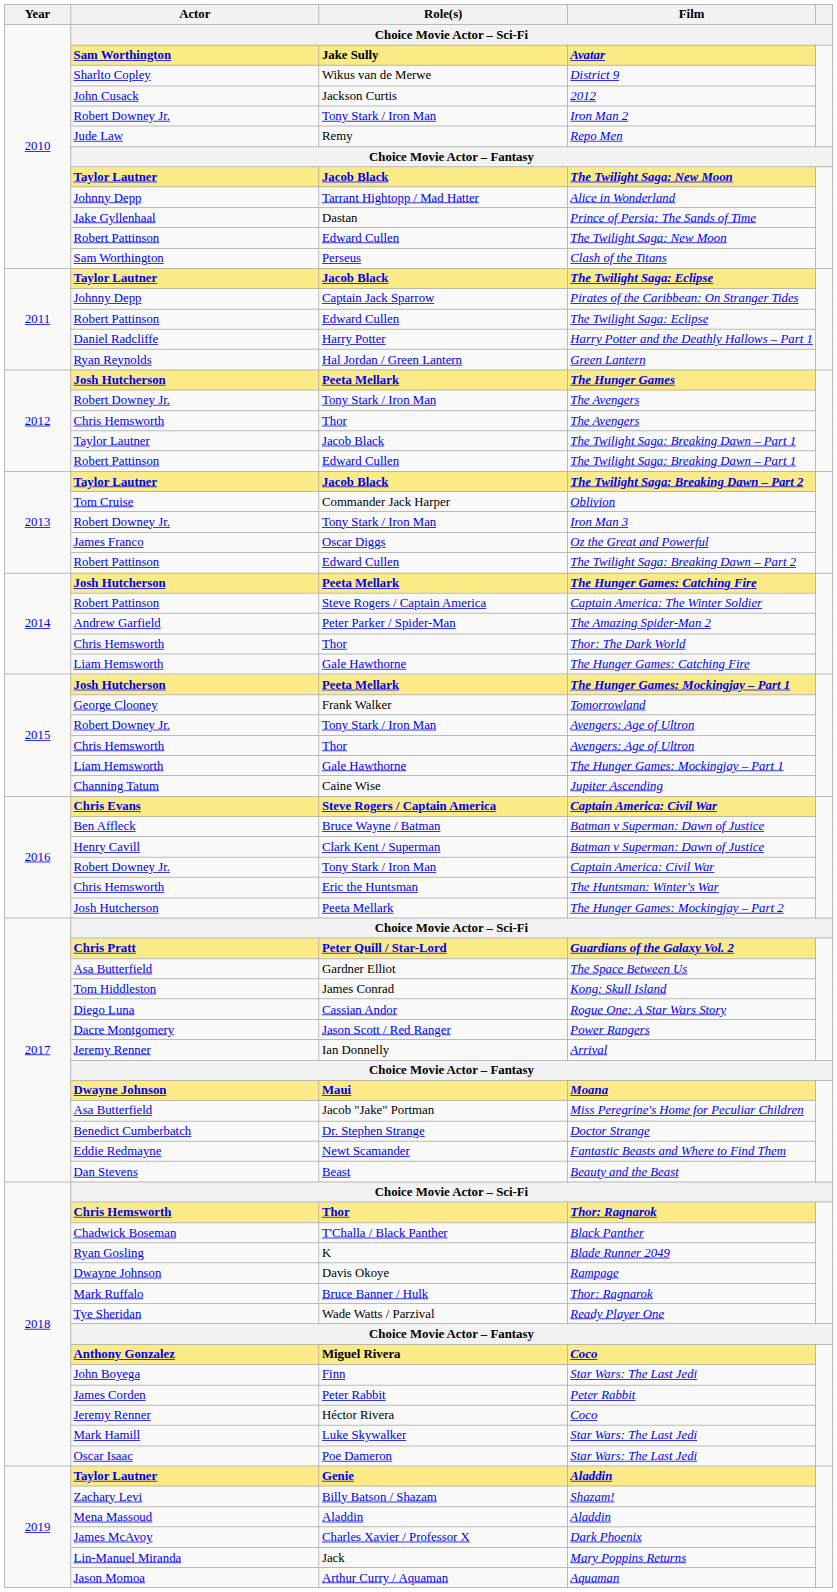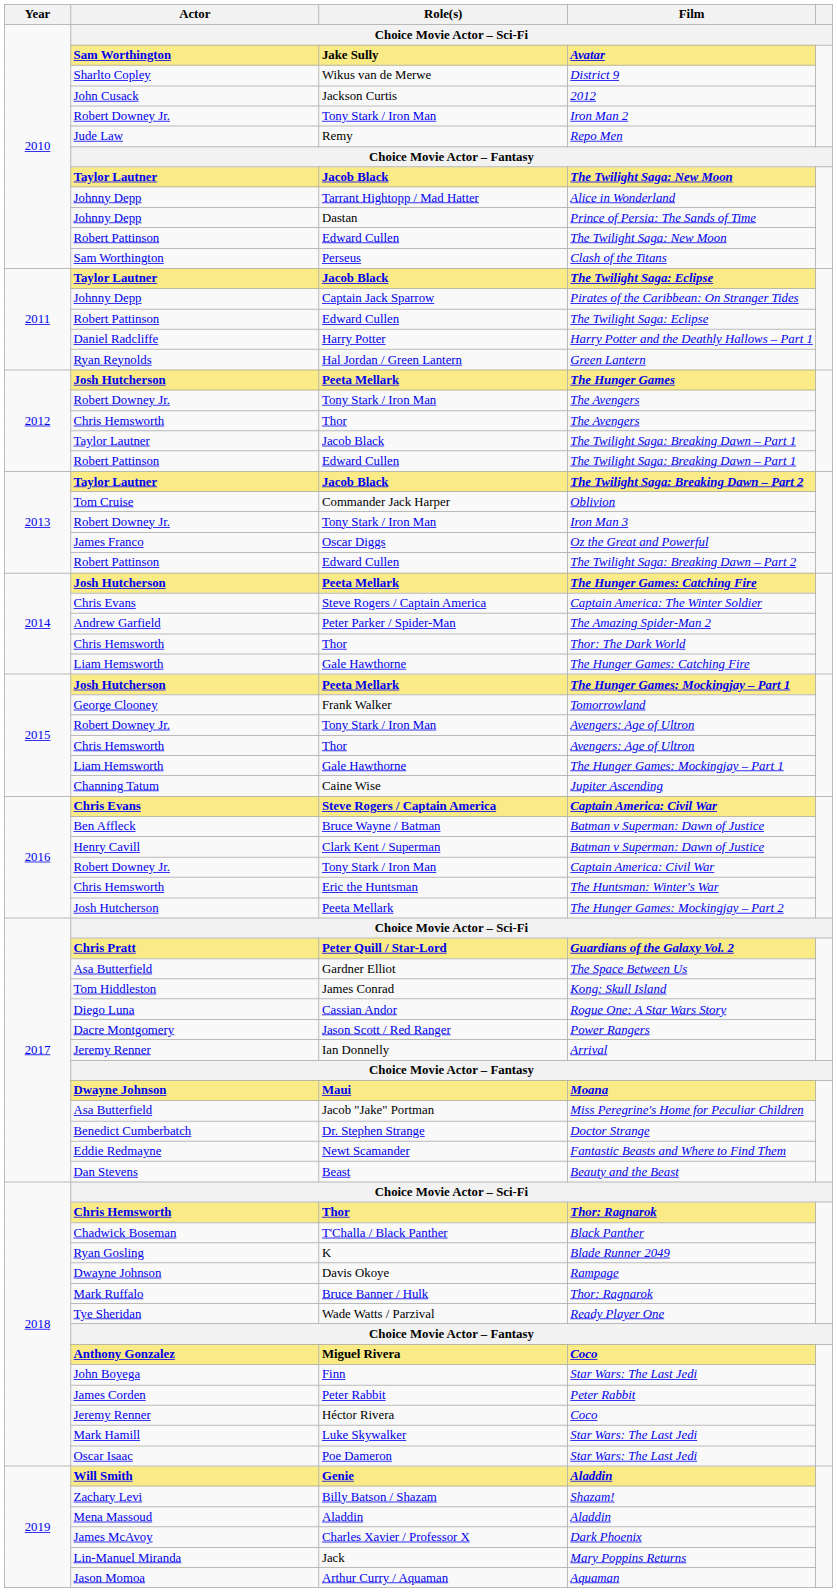(115, 217) Jake Gyllenhaal -> (108, 217) Johnny Depp
(116, 603) Robert Pattinson -> (105, 603) Chris Evans
(115, 1476) Taylor Lautner -> (103, 1476) Will Smith
